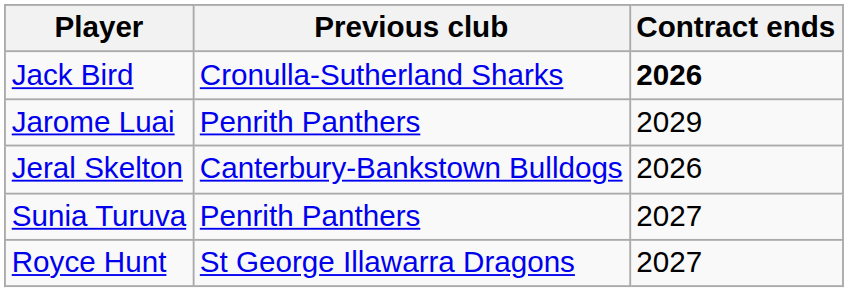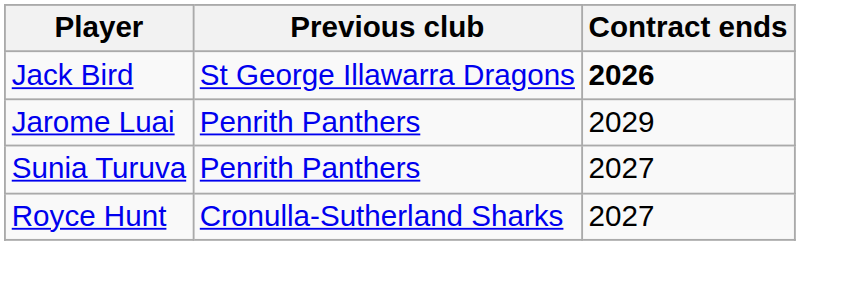(382, 74) Cronulla-Sutherland Sharks -> (387, 74) St George Illawarra Dragons
- row: (97, 168)
(387, 262) St George Illawarra Dragons -> (382, 215) Cronulla-Sutherland Sharks
